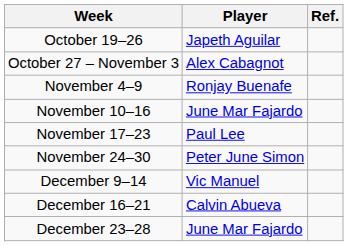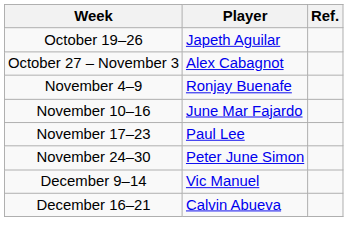- row: (93, 228)
